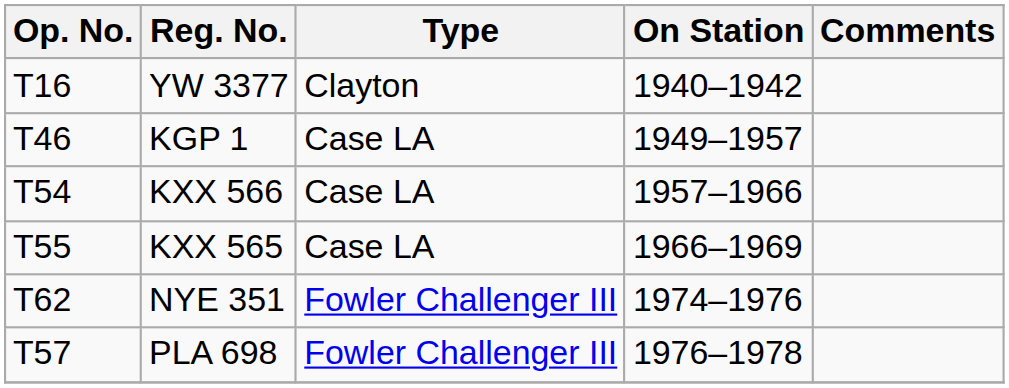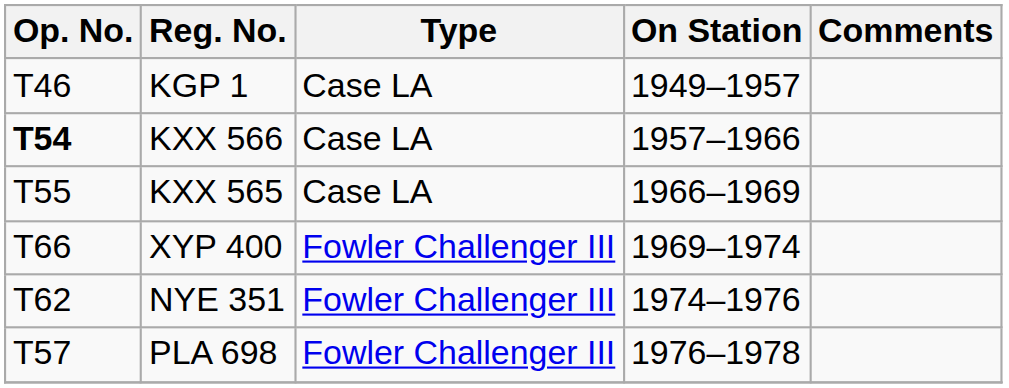- row: (219, 85)
(42, 192) normal -> (42, 138) bold
+ row: (216, 246)
